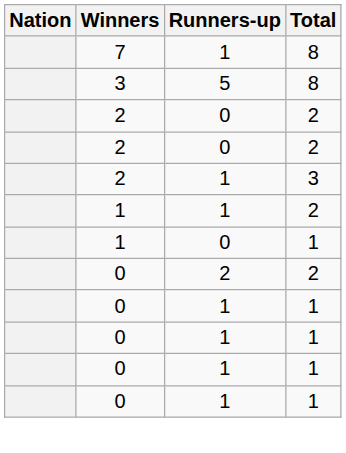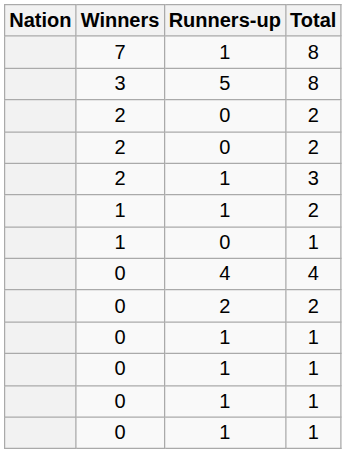+ row: (120, 274)
